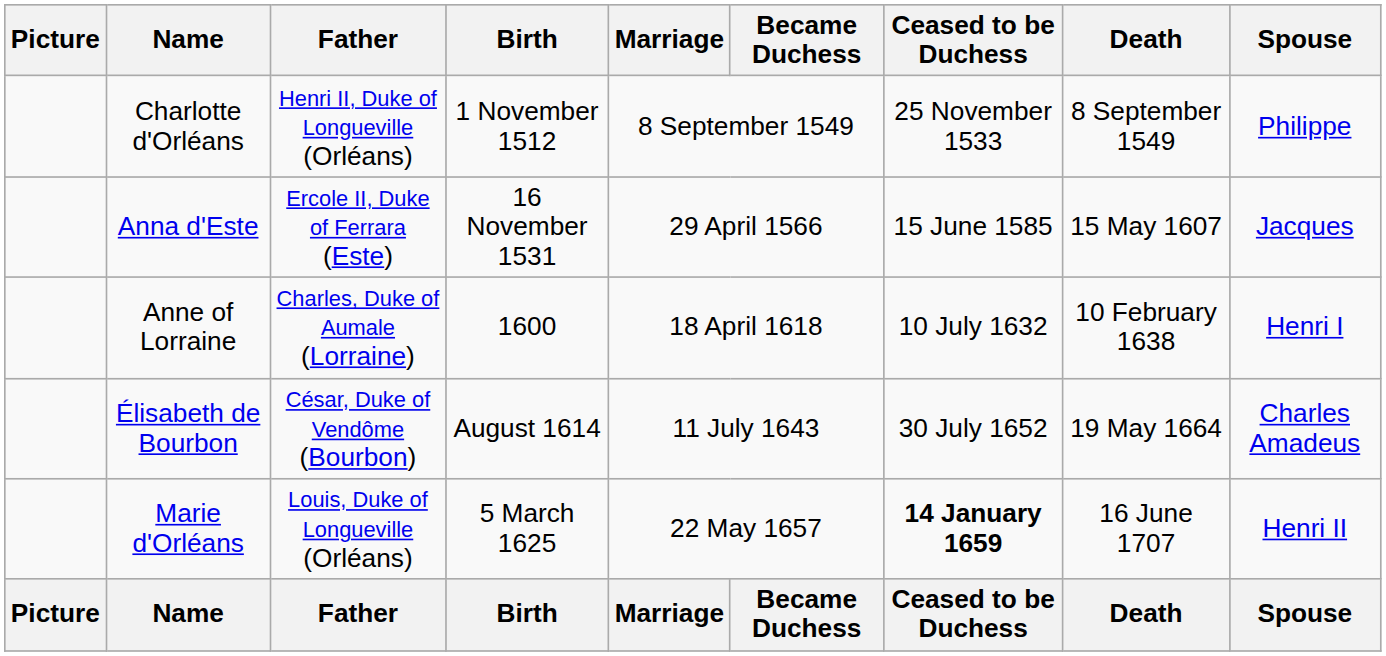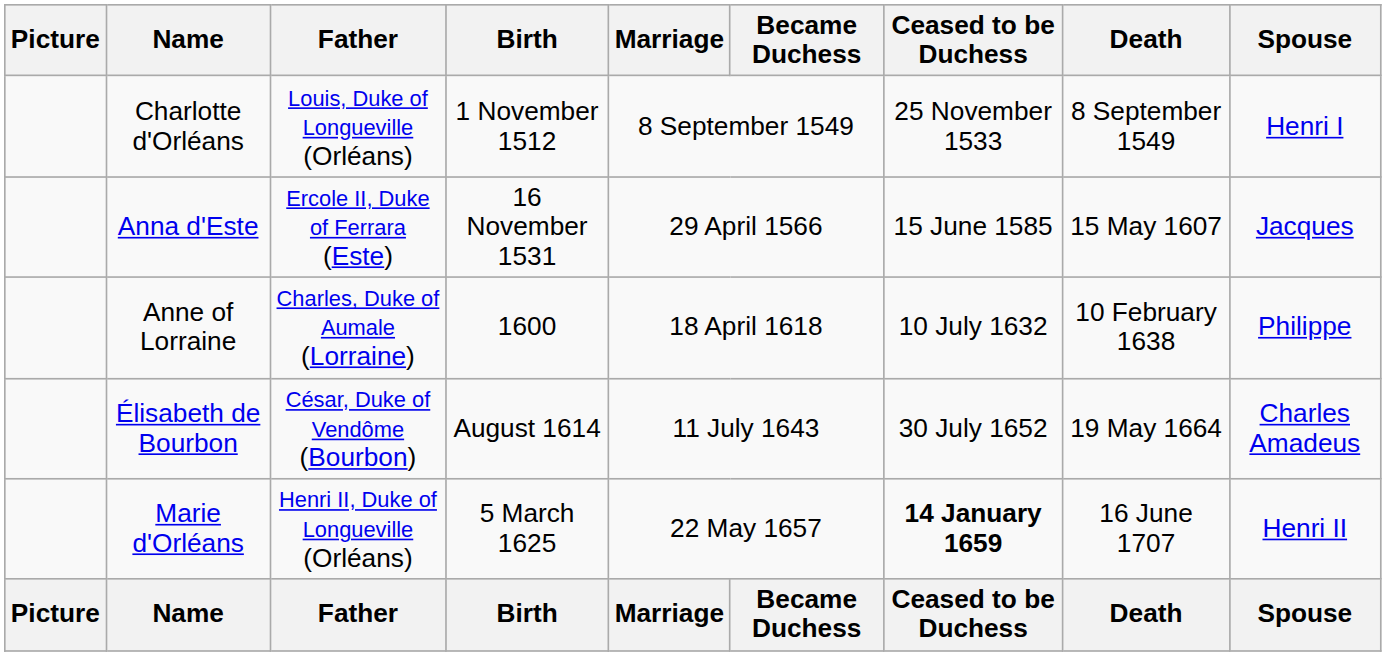(358, 127) Henri II, Duke of Longueville (Orléans) -> (358, 127) Louis, Duke of Longueville (Orléans)
(1305, 125) Philippe -> (1305, 125) Henri I
(1305, 327) Henri I -> (1305, 327) Philippe
(358, 530) Louis, Duke of Longueville (Orléans) -> (358, 530) Henri II, Duke of Longueville (Orléans)
